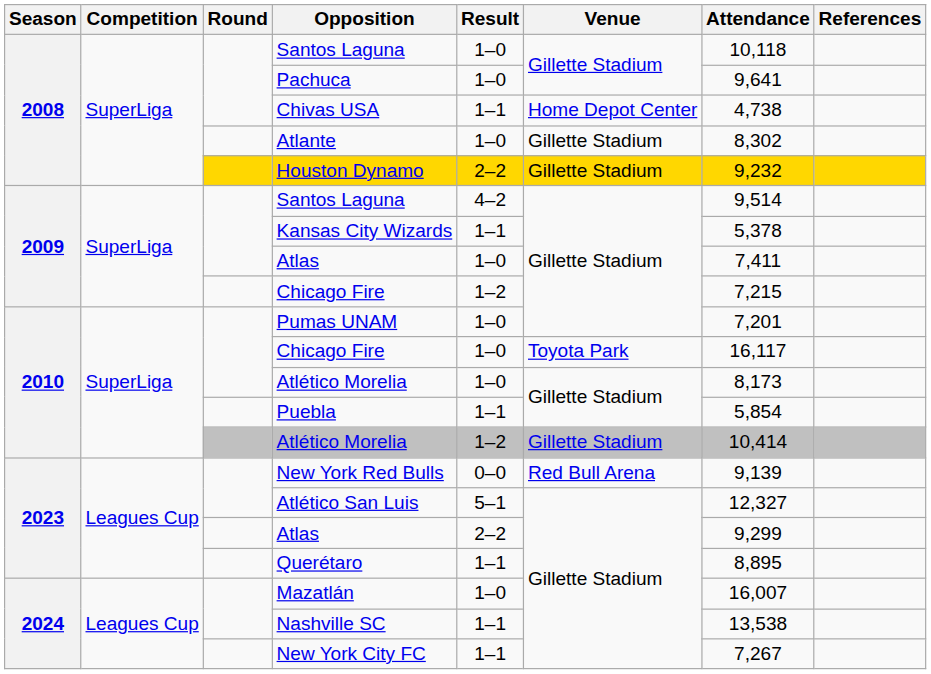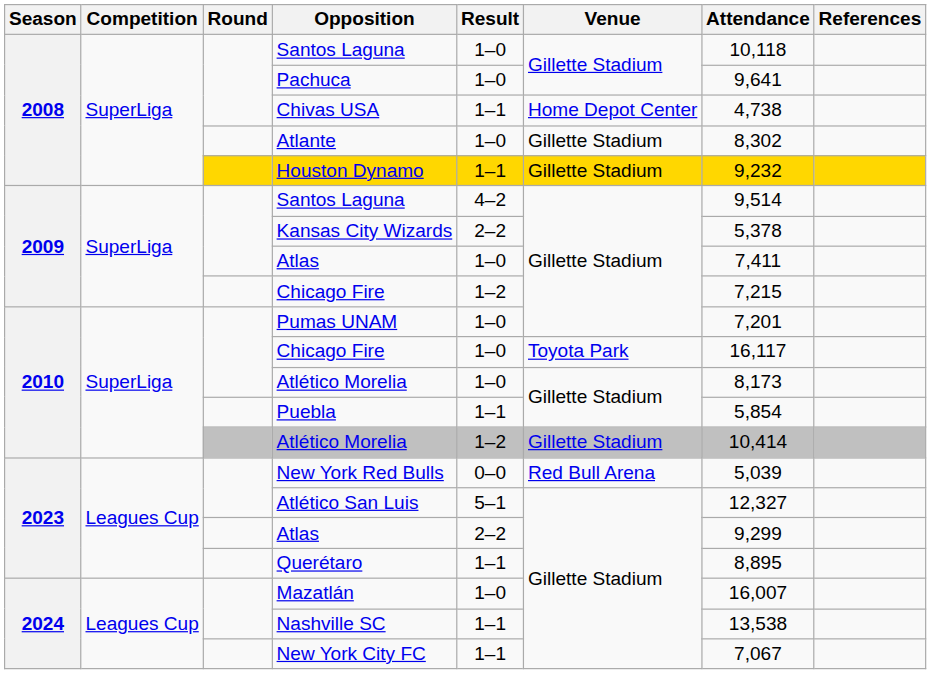(490, 170) 2–2 -> (490, 170) 1–1
(490, 230) 1–1 -> (490, 230) 2–2
(758, 472) 9,139 -> (758, 472) 5,039
(758, 653) 7,267 -> (758, 653) 7,067
